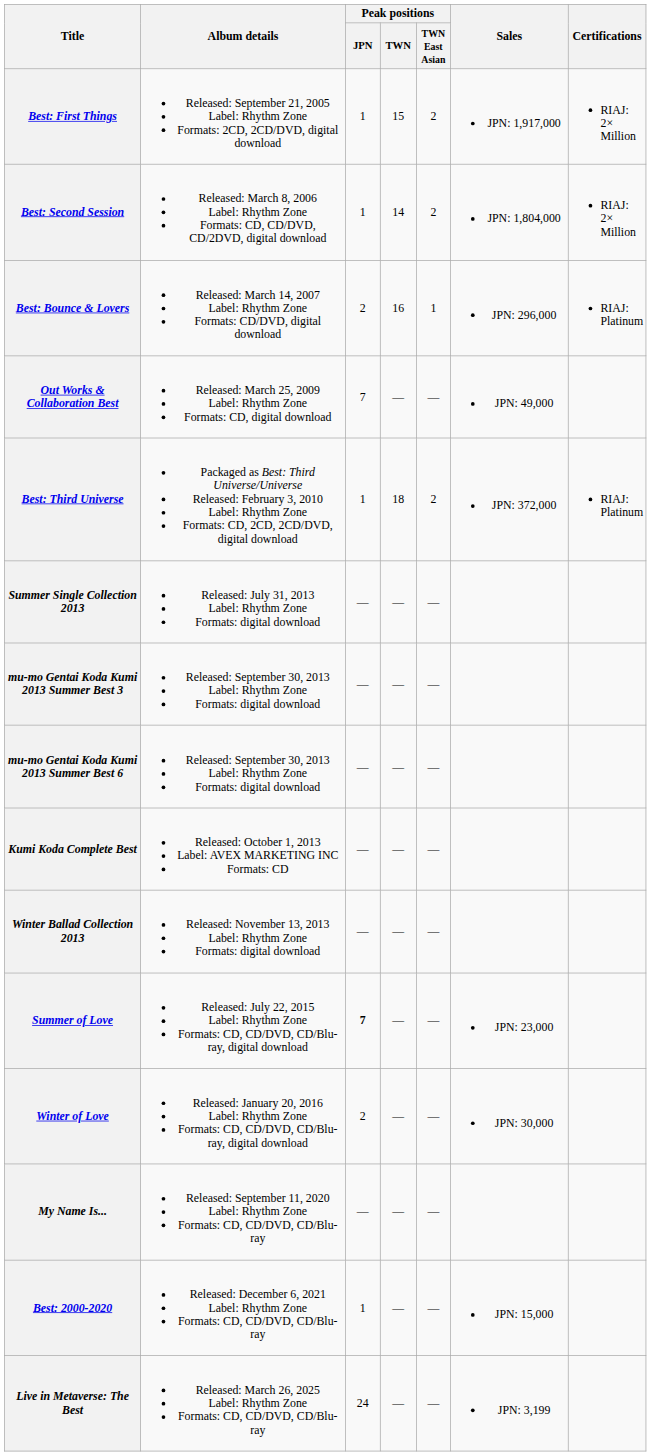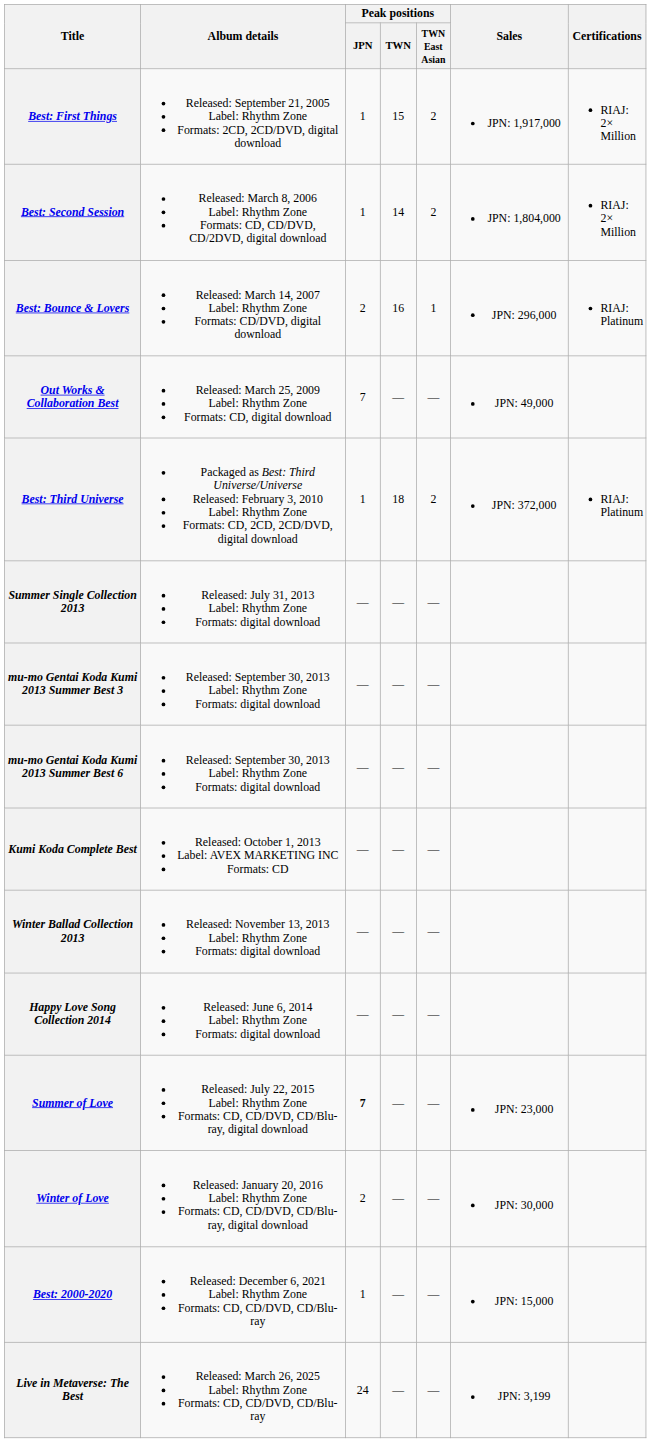+ row: (73, 1013)
- row: (73, 1212)
